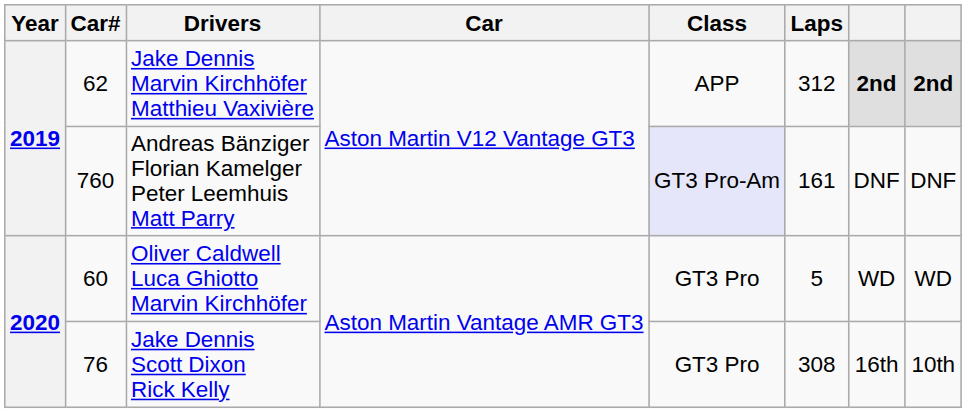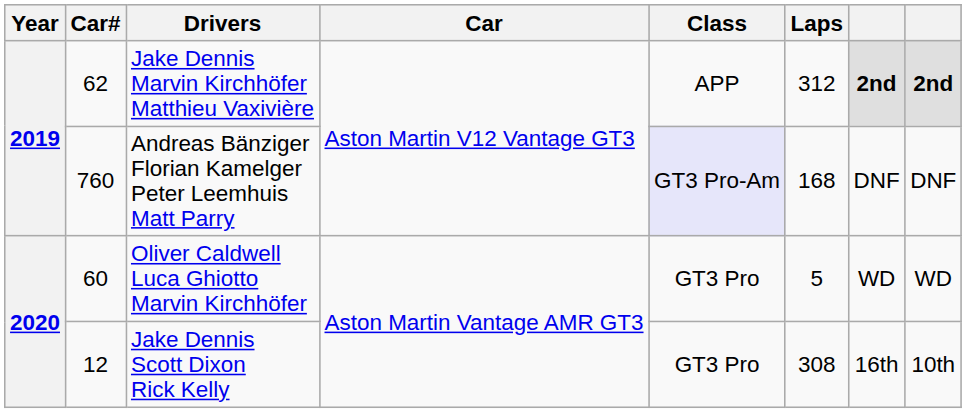(817, 181) 161 -> (817, 181) 168
(95, 365) 76 -> (95, 365) 12
